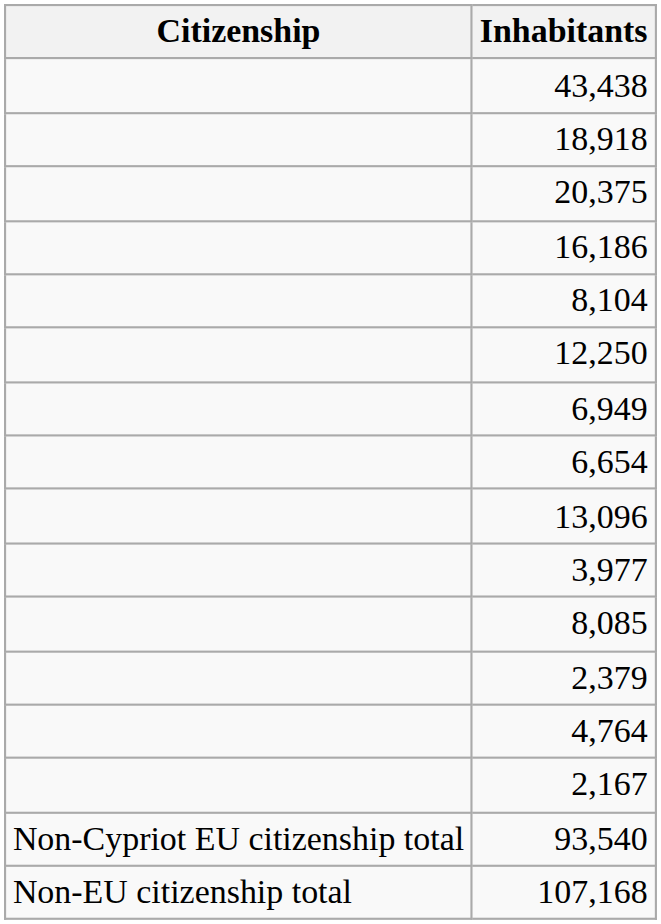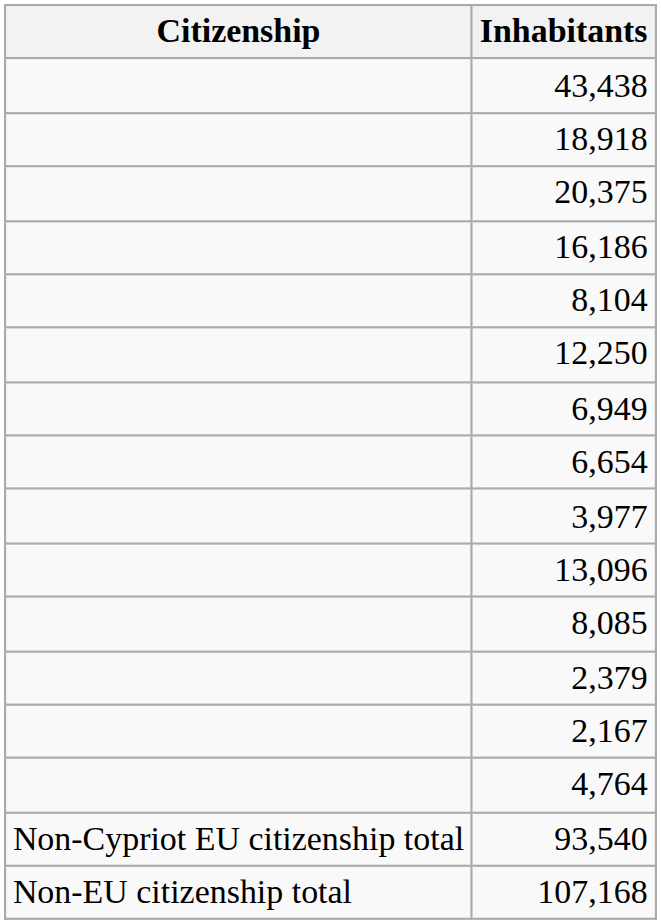rows swapped: (601, 515) <-> (609, 569)
rows swapped: (609, 730) <-> (609, 784)
